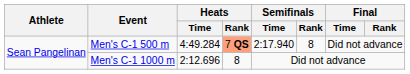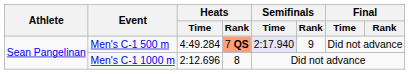(274, 45) no background -> (274, 45) lavender background
(311, 45) 8 -> (311, 45) 9
